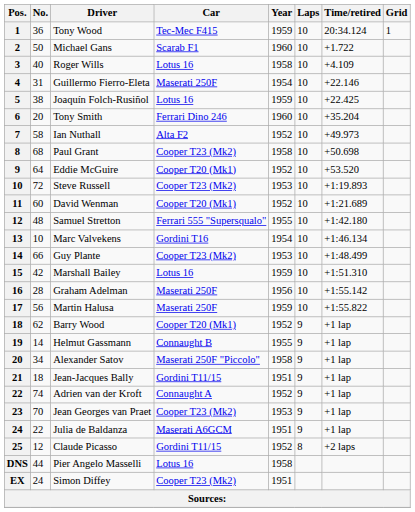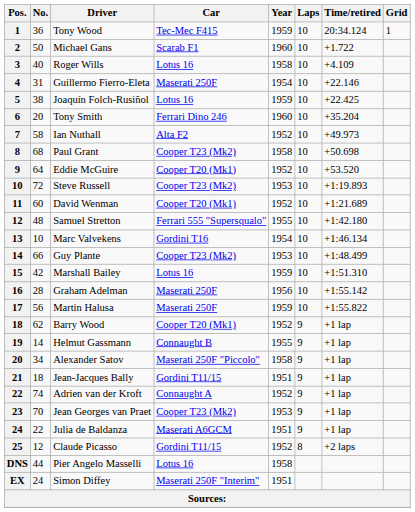(196, 481) Cooper T23 (Mk2) -> (208, 481) Maserati 250F "Interim"
